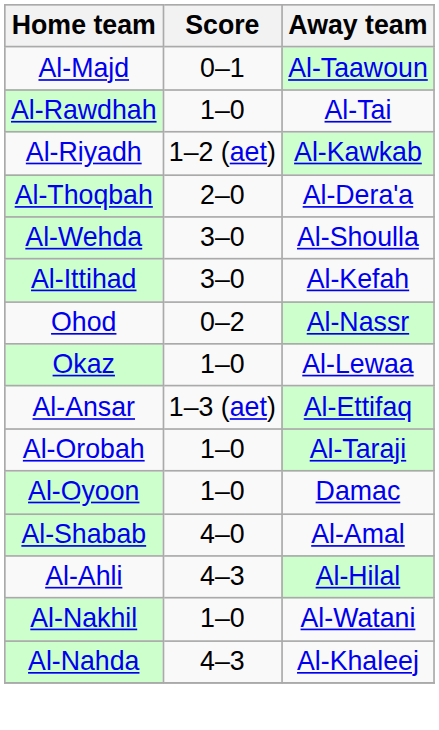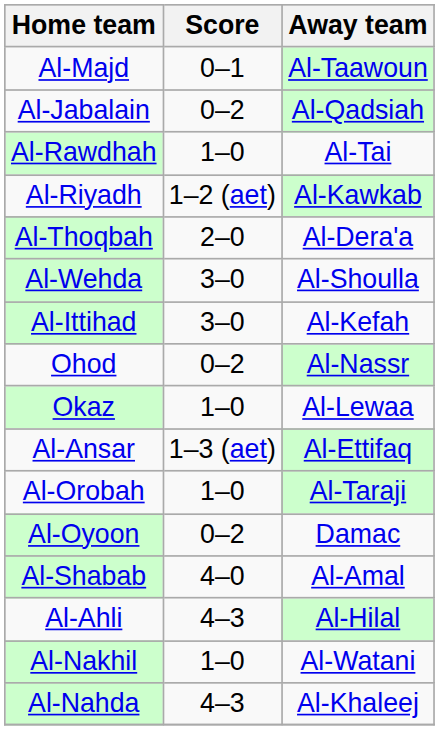+ row: (84, 110)
(222, 491) 1–0 -> (222, 534) 0–2
